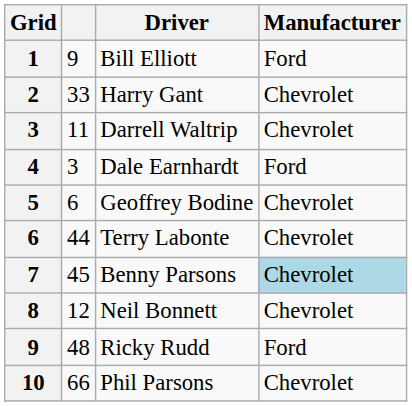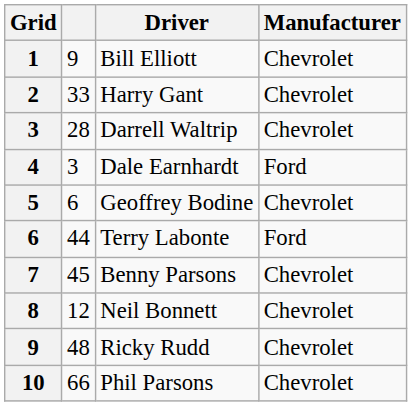(285, 58) Ford -> (308, 58) Chevrolet
(78, 130) 11 -> (78, 130) 28
(308, 238) Chevrolet -> (285, 238) Ford
(308, 274) lightblue background -> (308, 274) no background
(285, 346) Ford -> (308, 346) Chevrolet
